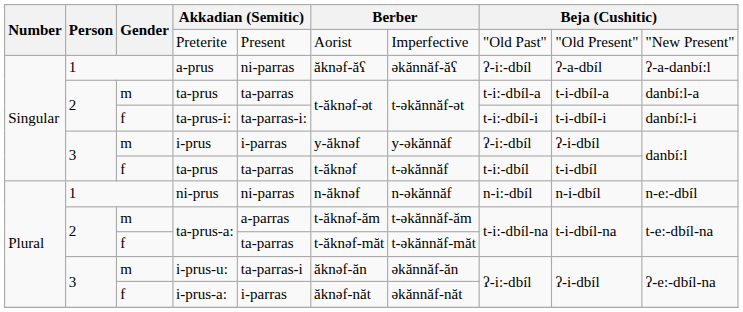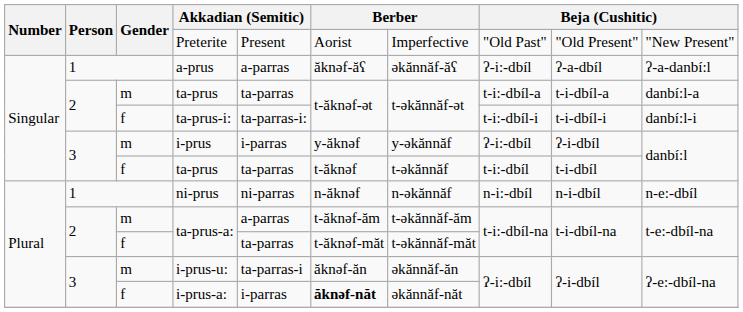(268, 67) ni-parras -> (265, 67) a-parras
(342, 294) normal -> (345, 294) bold
